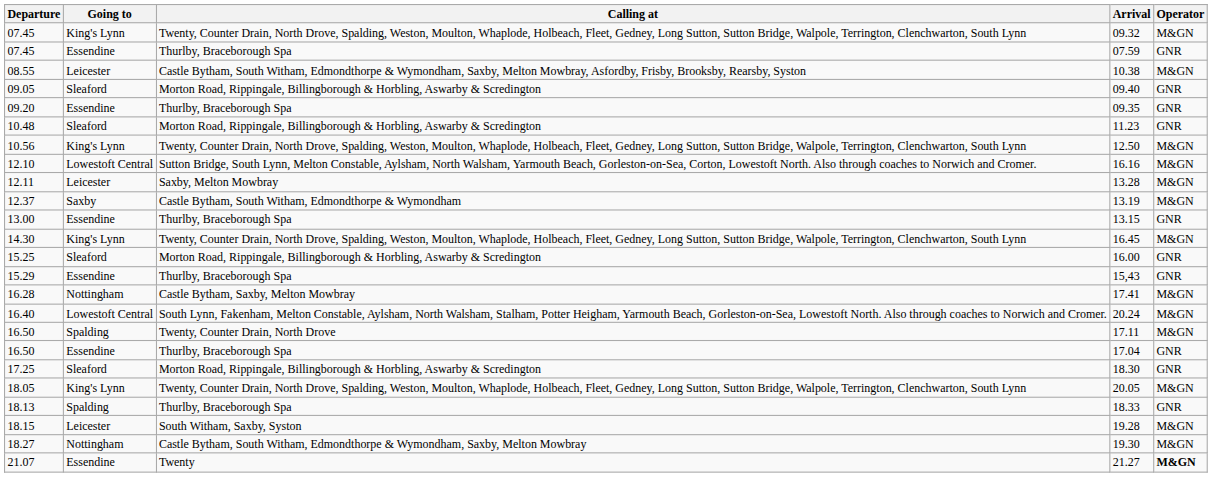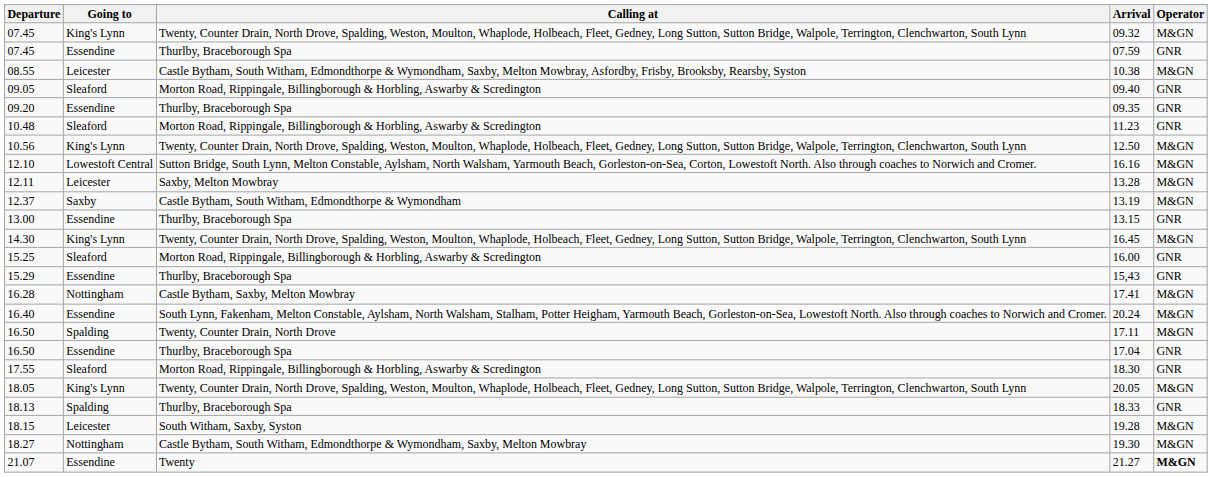(110, 313) Lowestoft Central -> (91, 313) Essendine
(21, 369) 17.25 -> (21, 369) 17.55
